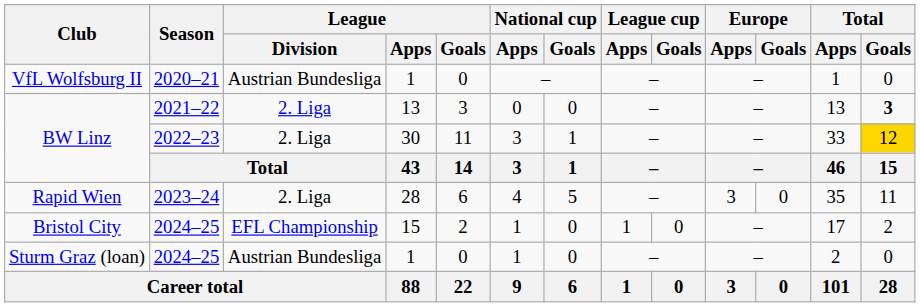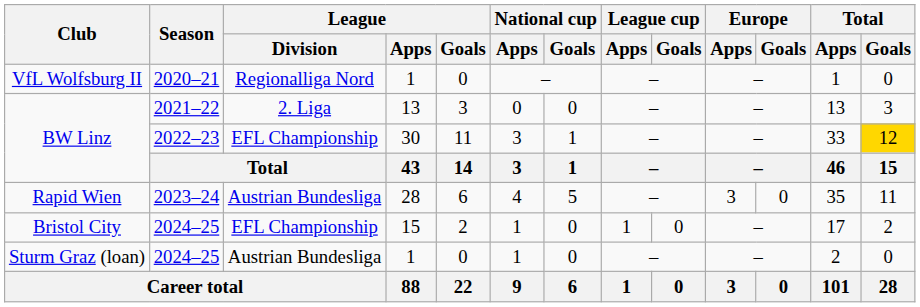(305, 78) Austrian Bundesliga -> (305, 78) Regionalliga Nord
(888, 108) bold -> (888, 108) normal
(305, 138) 2. Liga -> (305, 138) EFL Championship
(305, 197) 2. Liga -> (305, 197) Austrian Bundesliga
